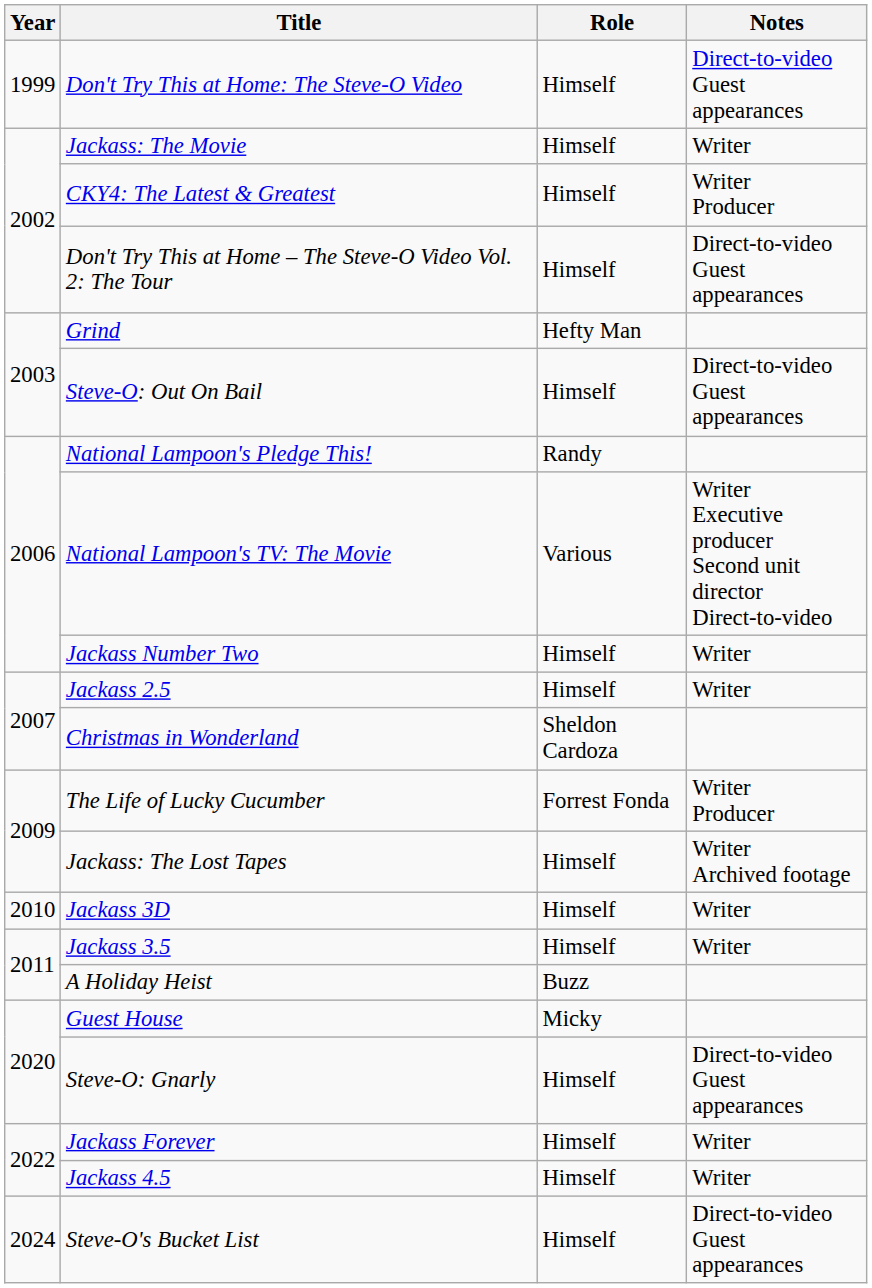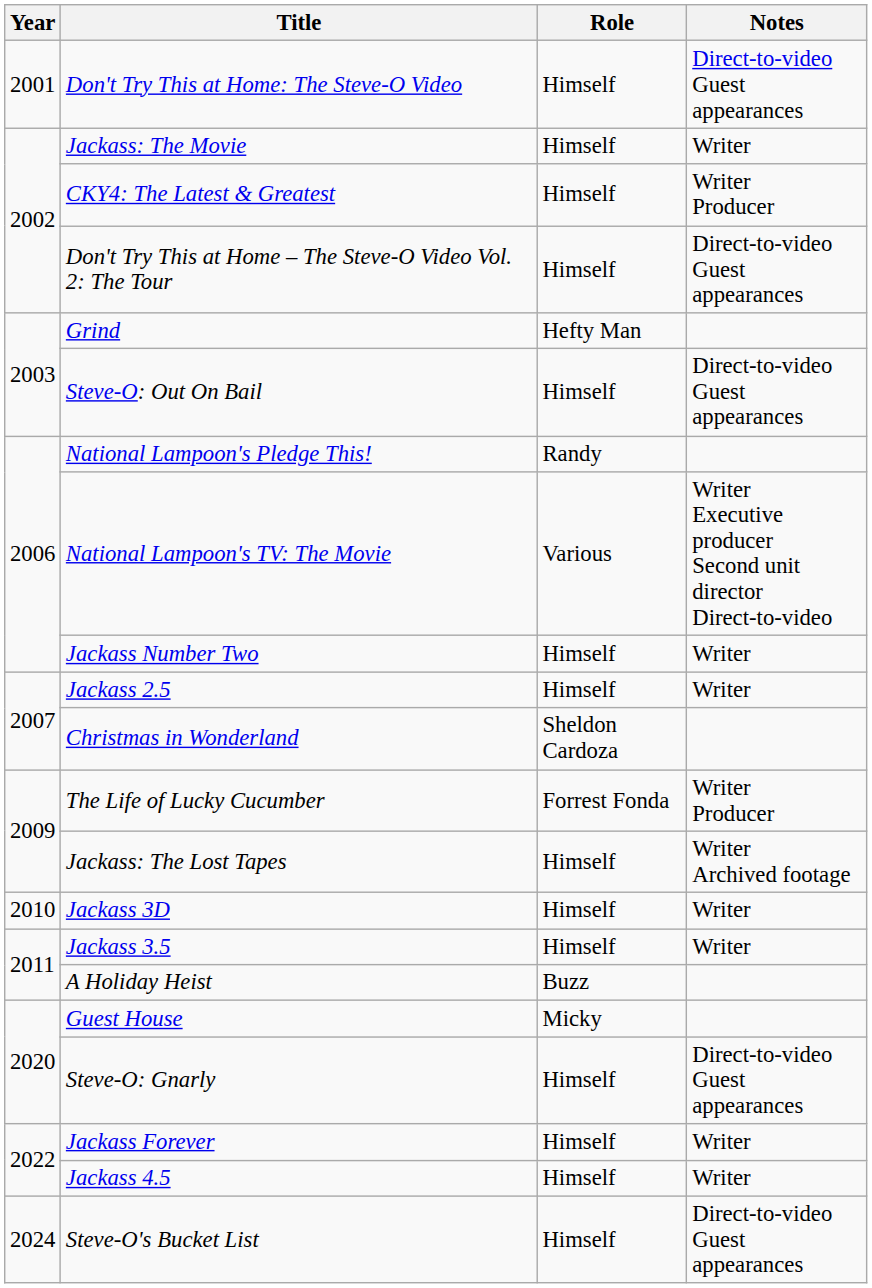(33, 84) 1999 -> (33, 84) 2001
